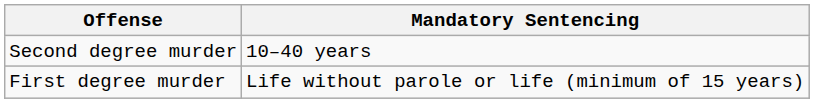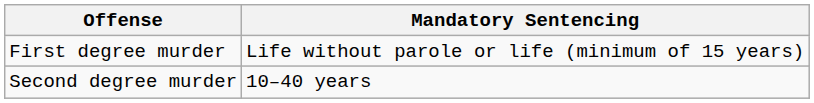rows swapped: (123, 51) <-> (117, 82)
